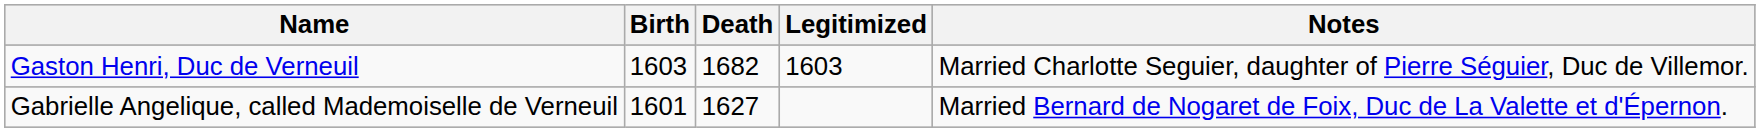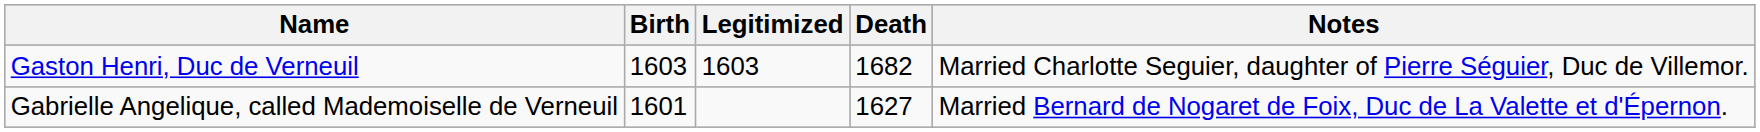columns swapped: (856, 24) <-> (738, 24)
